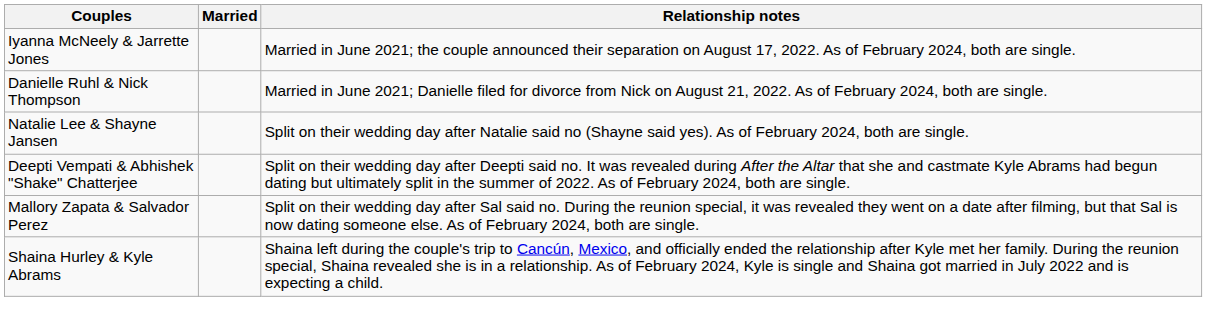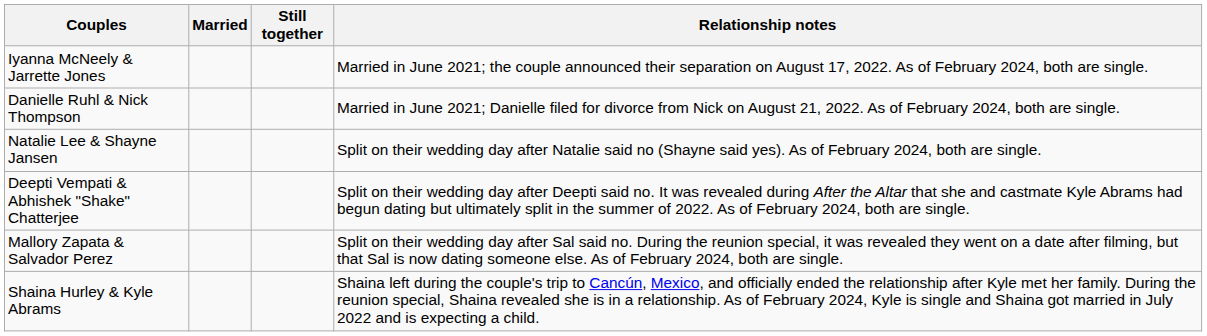+ column: (292, 25)
